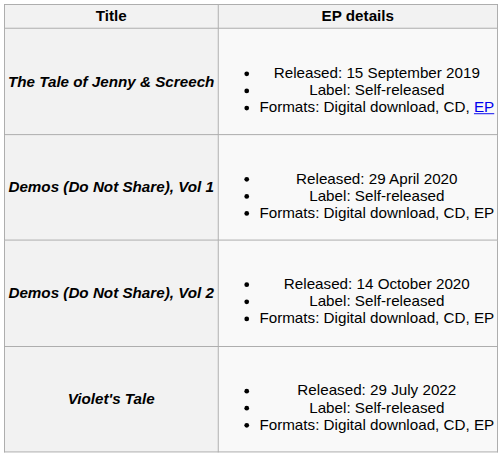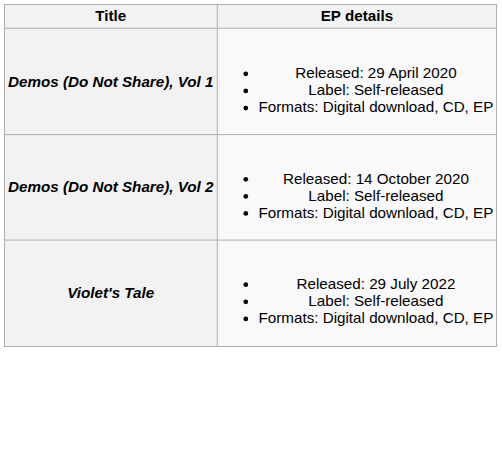- row: (111, 81)
